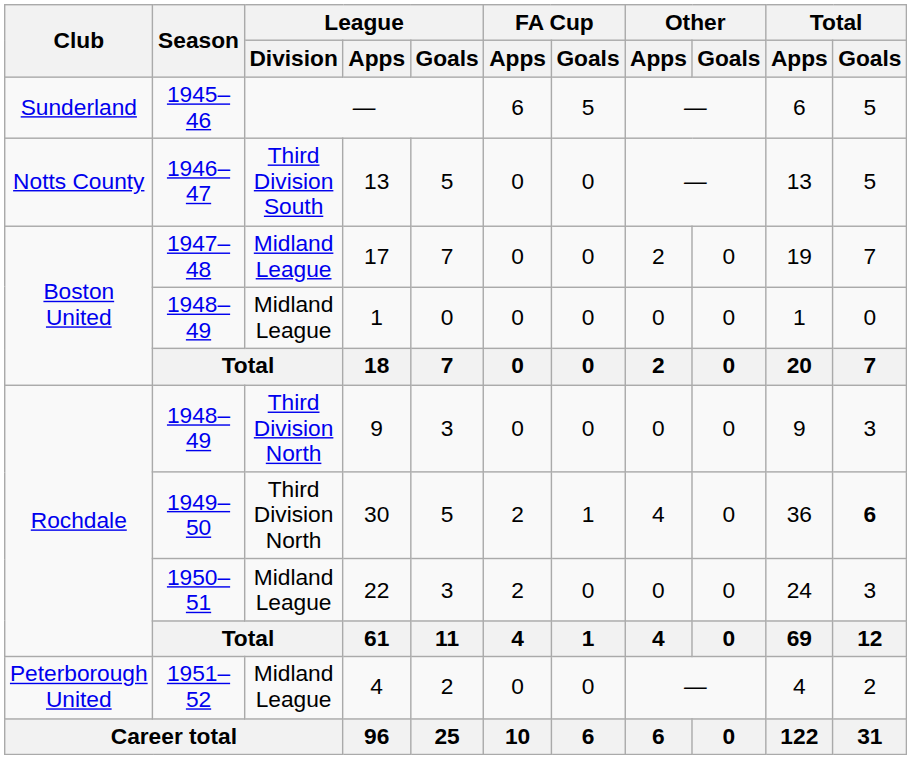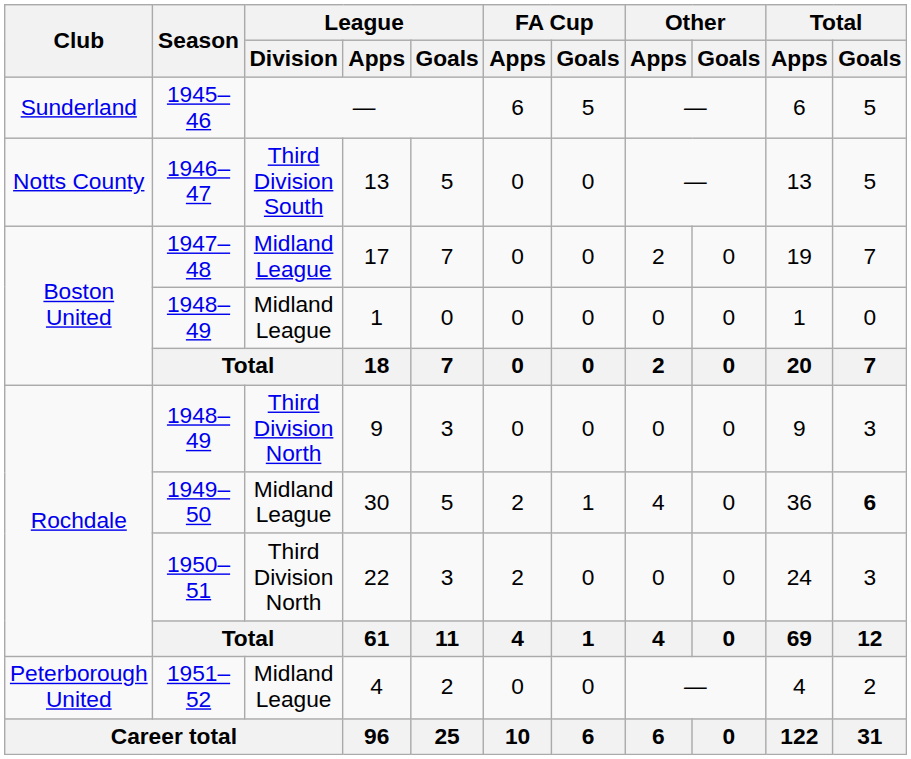(294, 515) Third Division North -> (294, 502) Midland League
(294, 589) Midland League -> (294, 576) Third Division North
